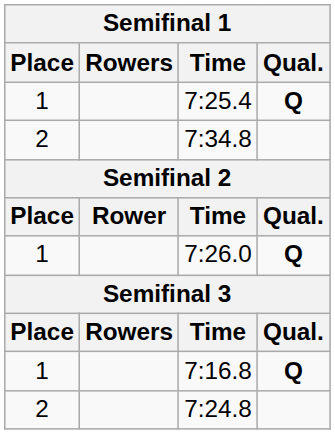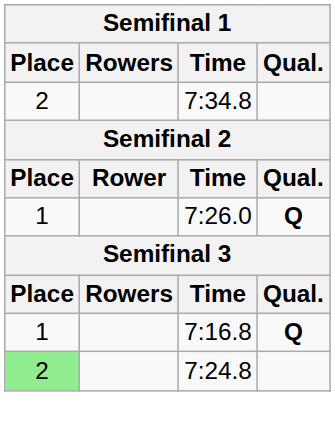- row: (218, 100)
(42, 409) no background -> (42, 370) lightgreen background
